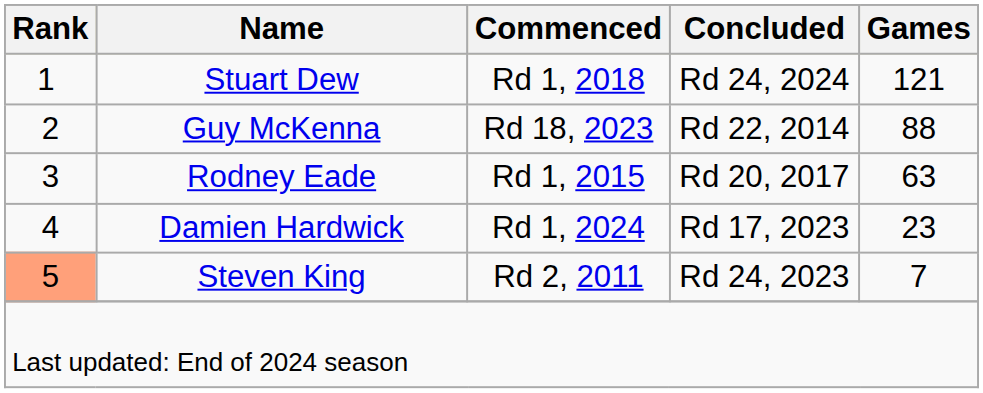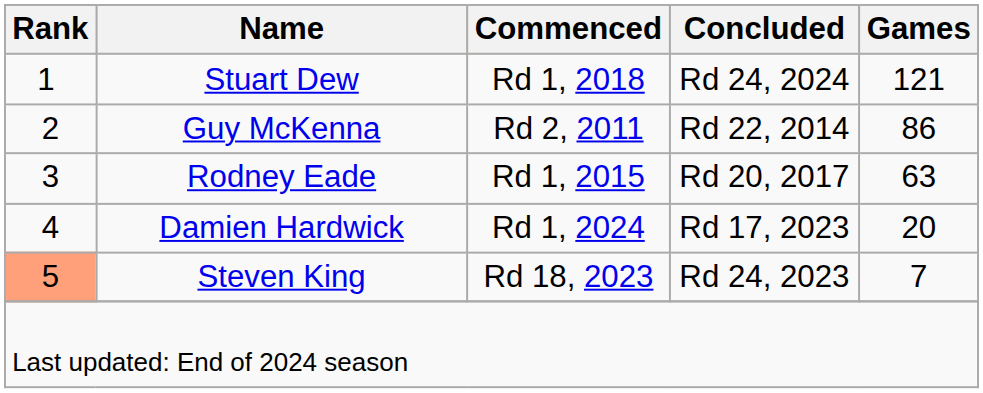(568, 128) Rd 18, 2023 -> (568, 128) Rd 2, 2011
(919, 128) 88 -> (919, 128) 86
(919, 227) 23 -> (919, 227) 20
(568, 276) Rd 2, 2011 -> (568, 276) Rd 18, 2023
